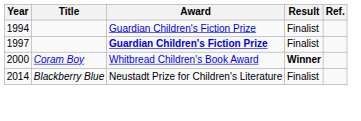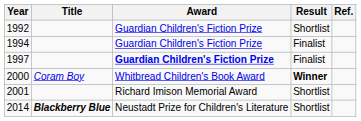+ row: (18, 28)
+ row: (18, 92)
(69, 76) normal -> (72, 108) bold
(303, 76) Finalist -> (311, 108) Shortlist
